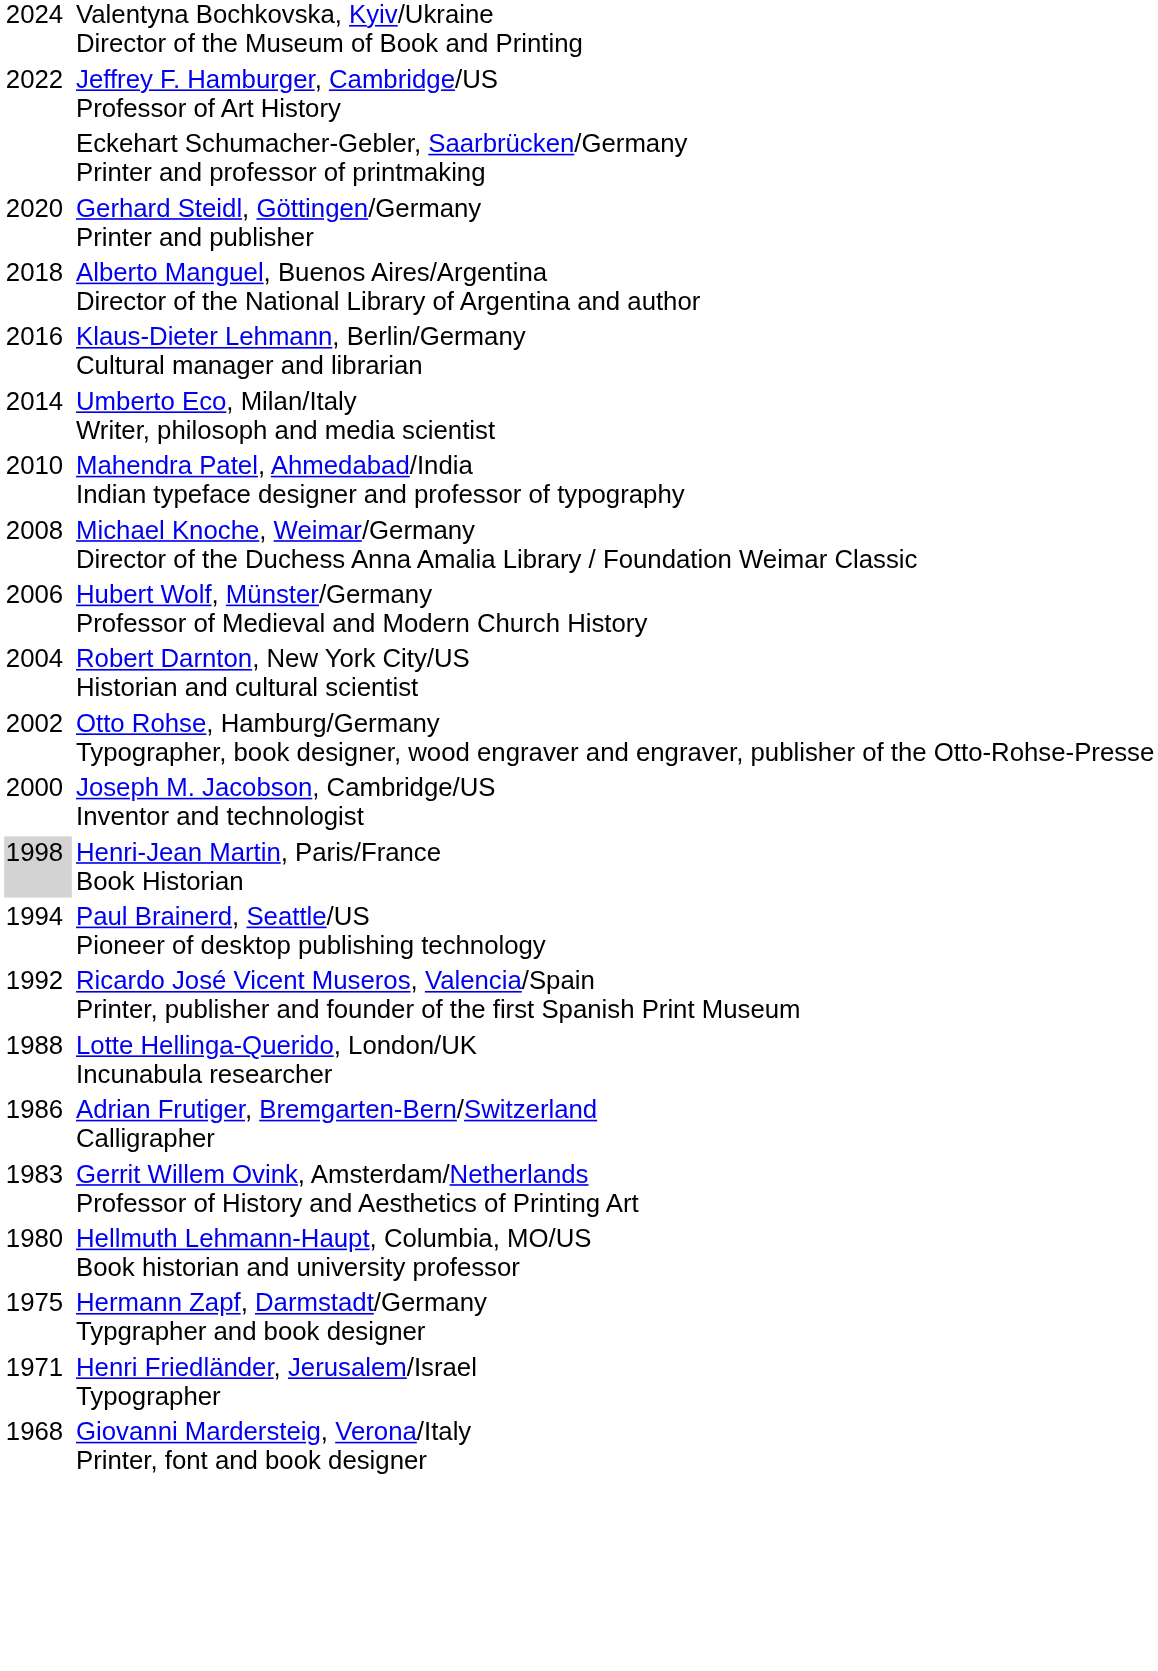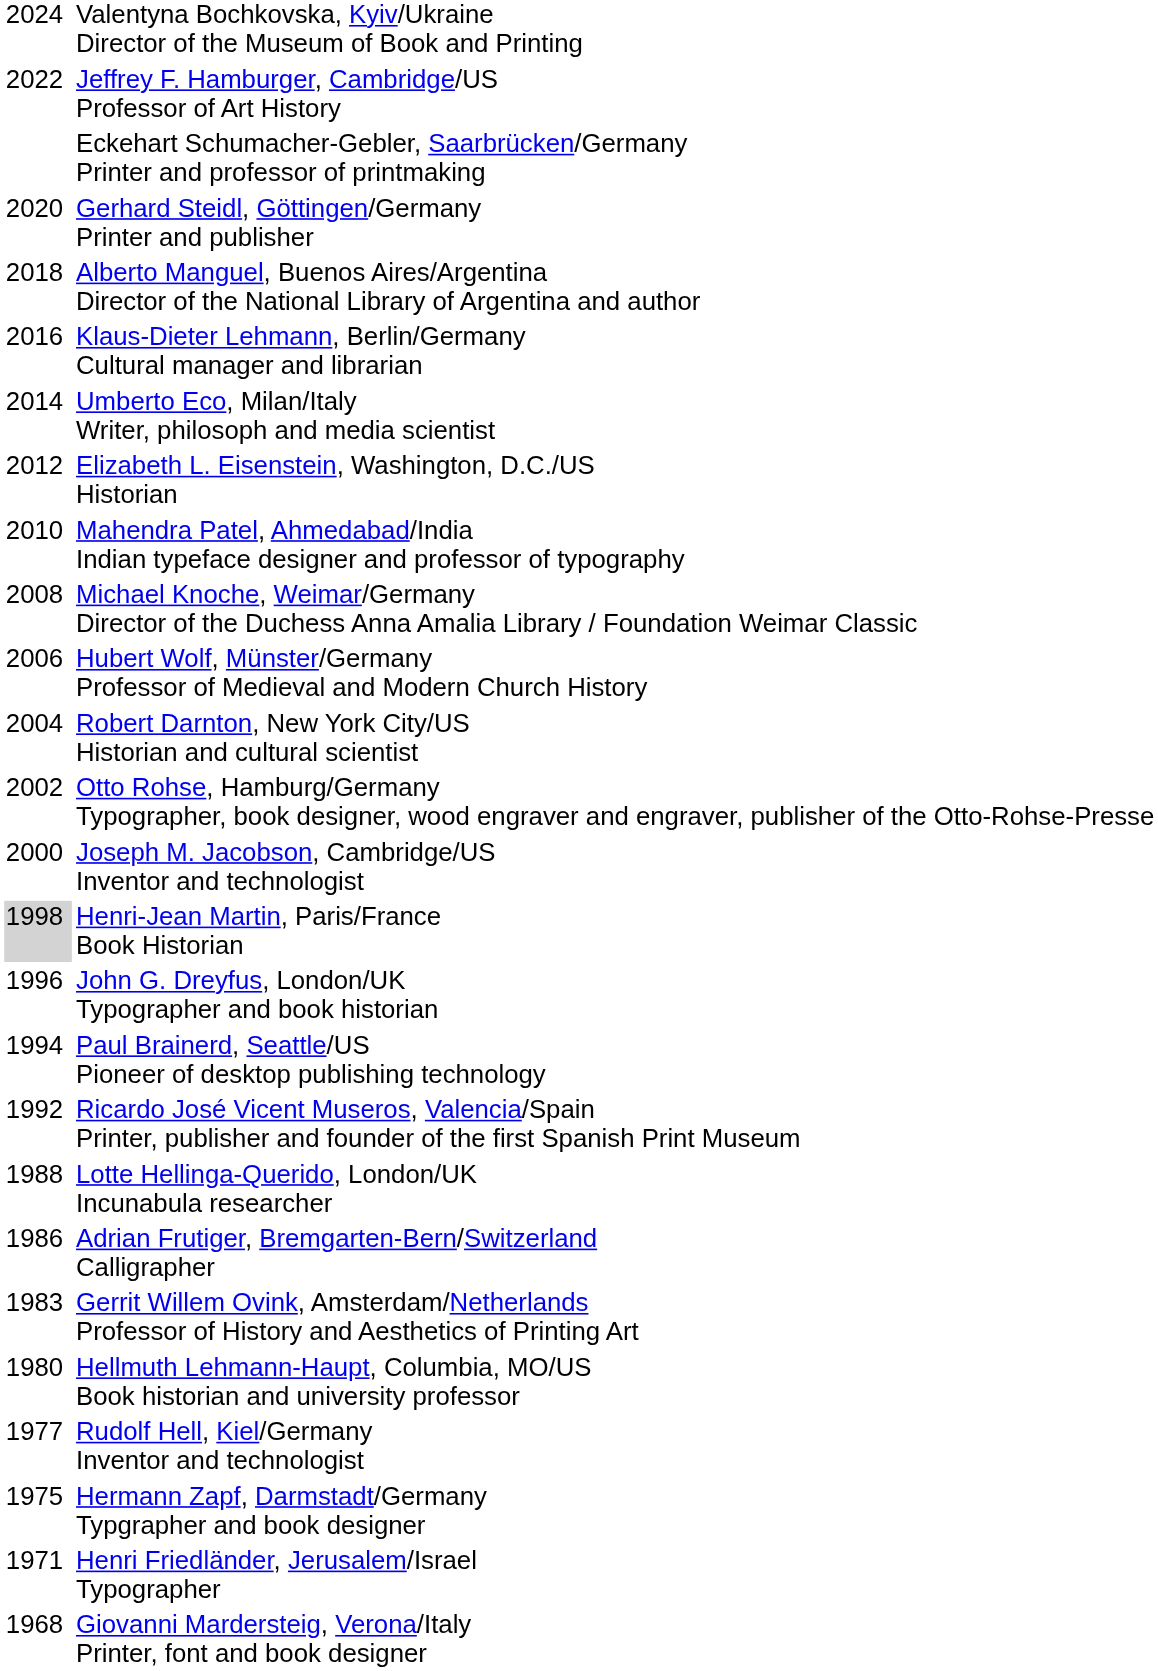+ row: (335, 480)
+ row: (257, 995)
+ row: (224, 1446)
